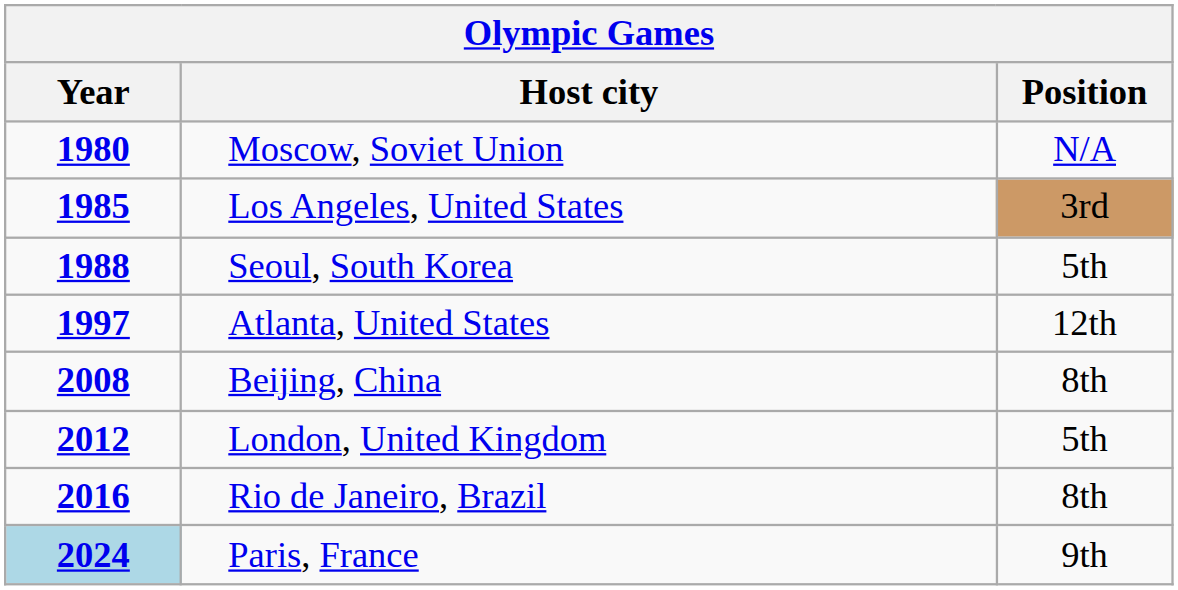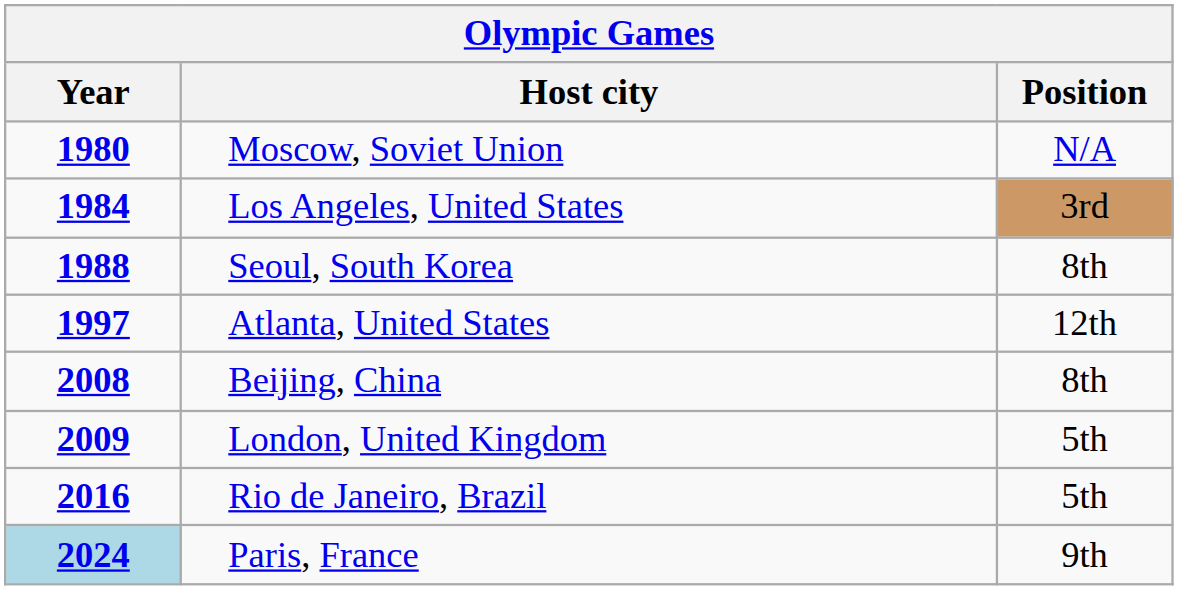(93, 206) 1985 -> (93, 206) 1984
(1085, 264) 5th -> (1085, 264) 8th
(93, 438) 2012 -> (93, 438) 2009
(1085, 496) 8th -> (1085, 496) 5th
